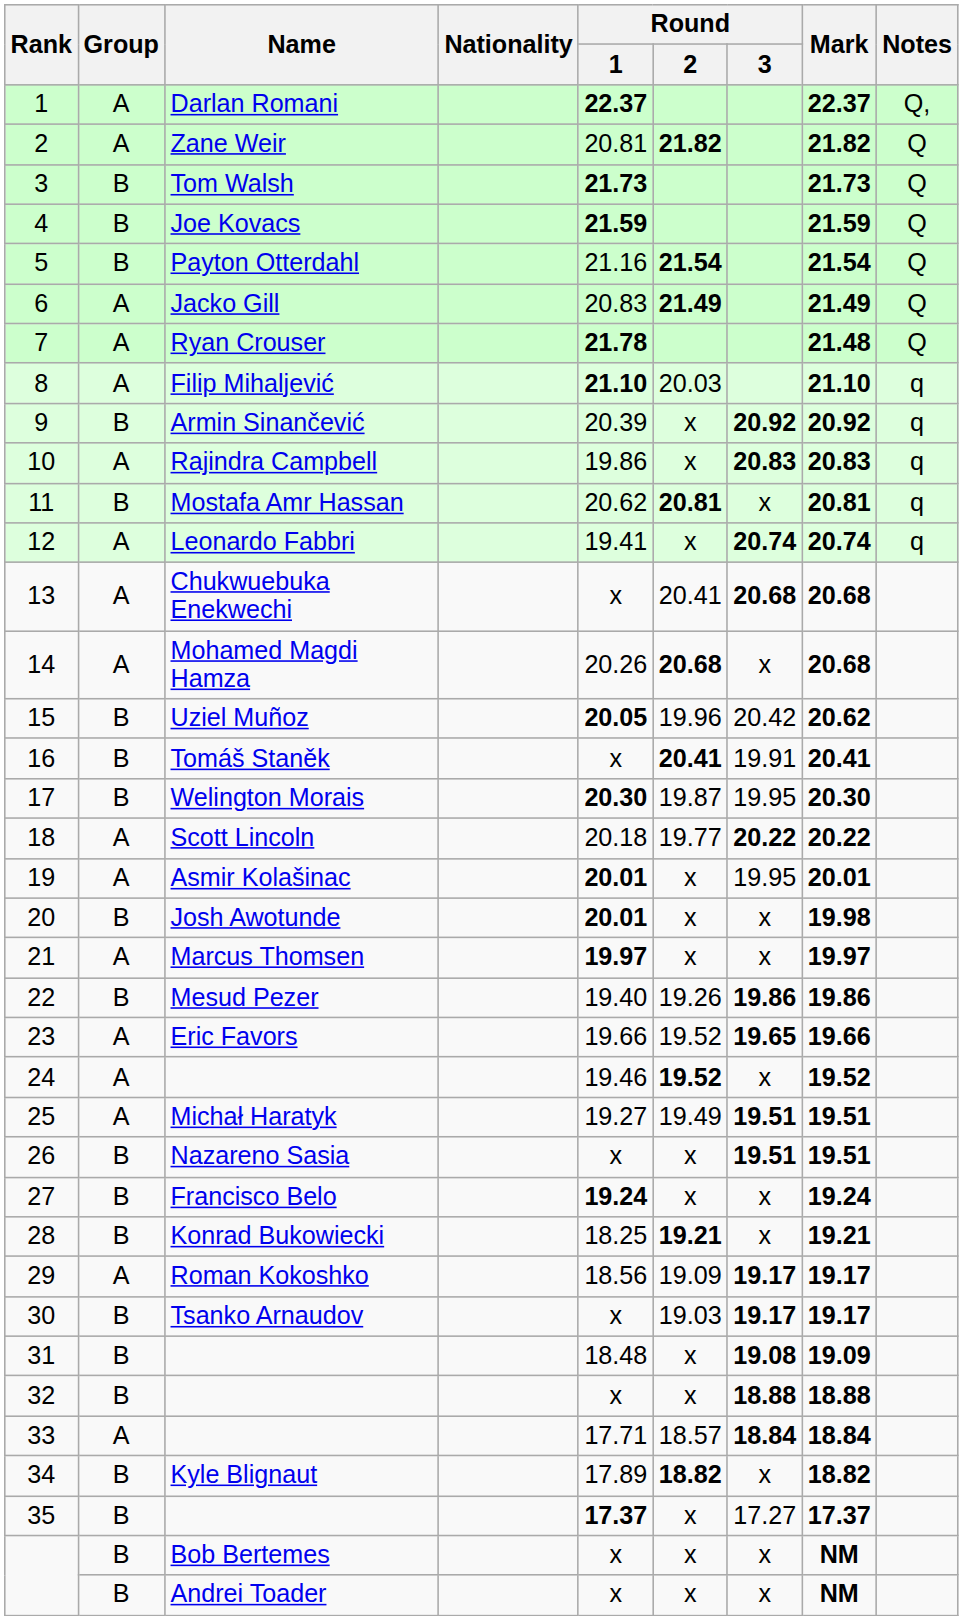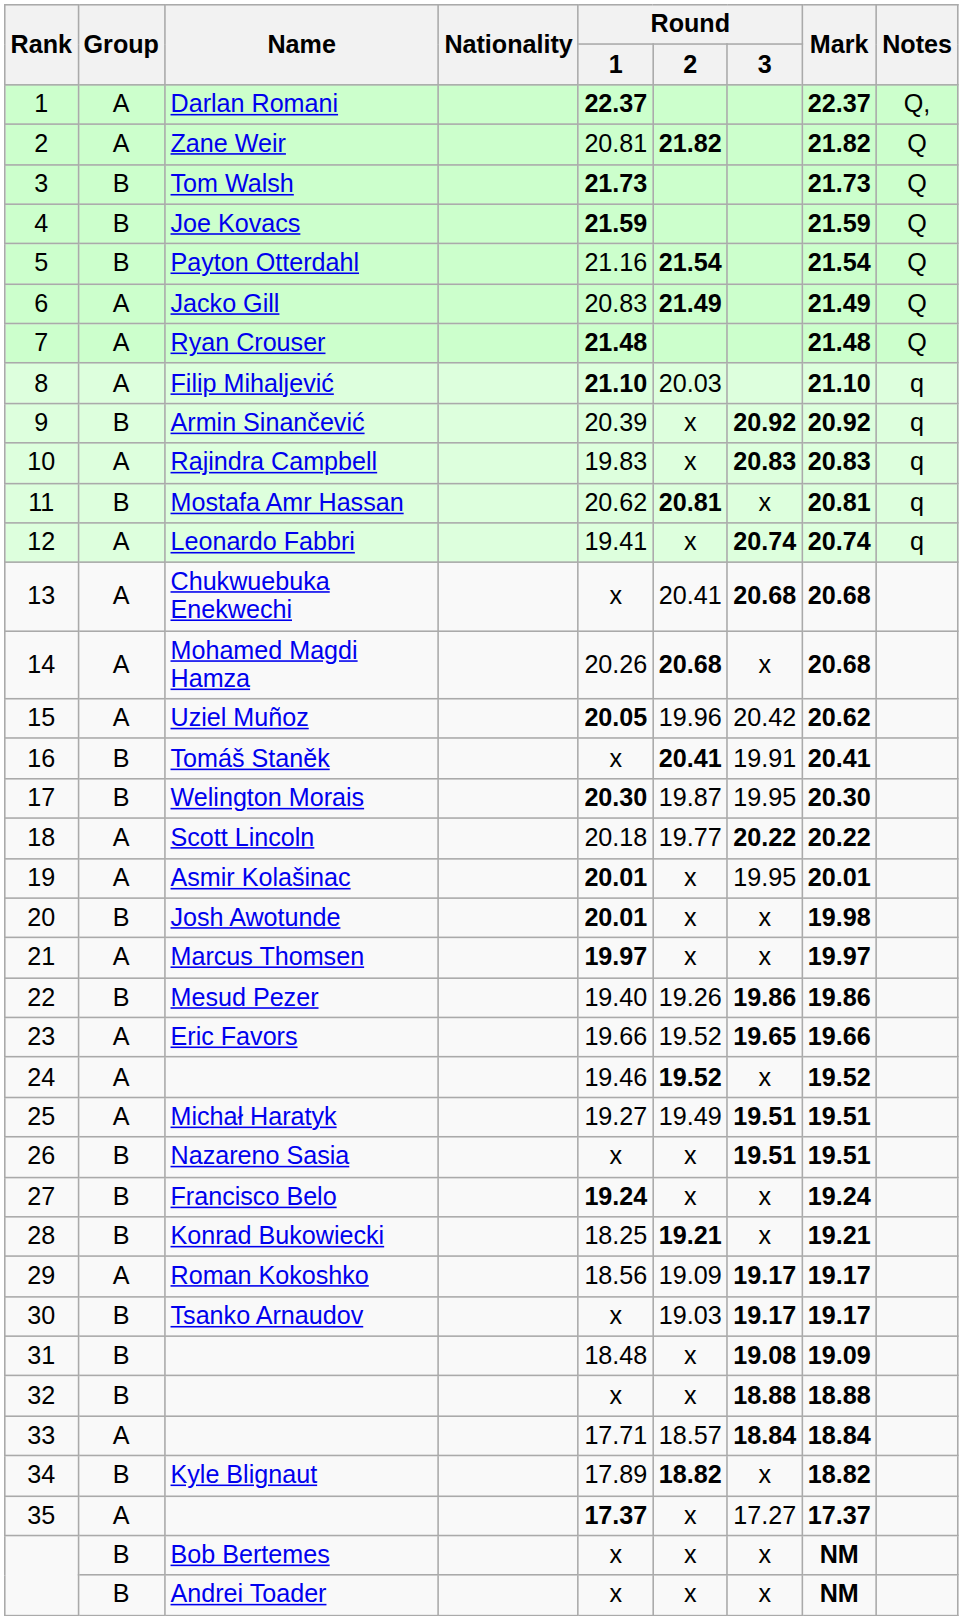(616, 343) 21.78 -> (616, 343) 21.48
(616, 462) 19.86 -> (616, 462) 19.83
(121, 718) B -> (121, 718) A
(121, 1515) B -> (121, 1515) A
